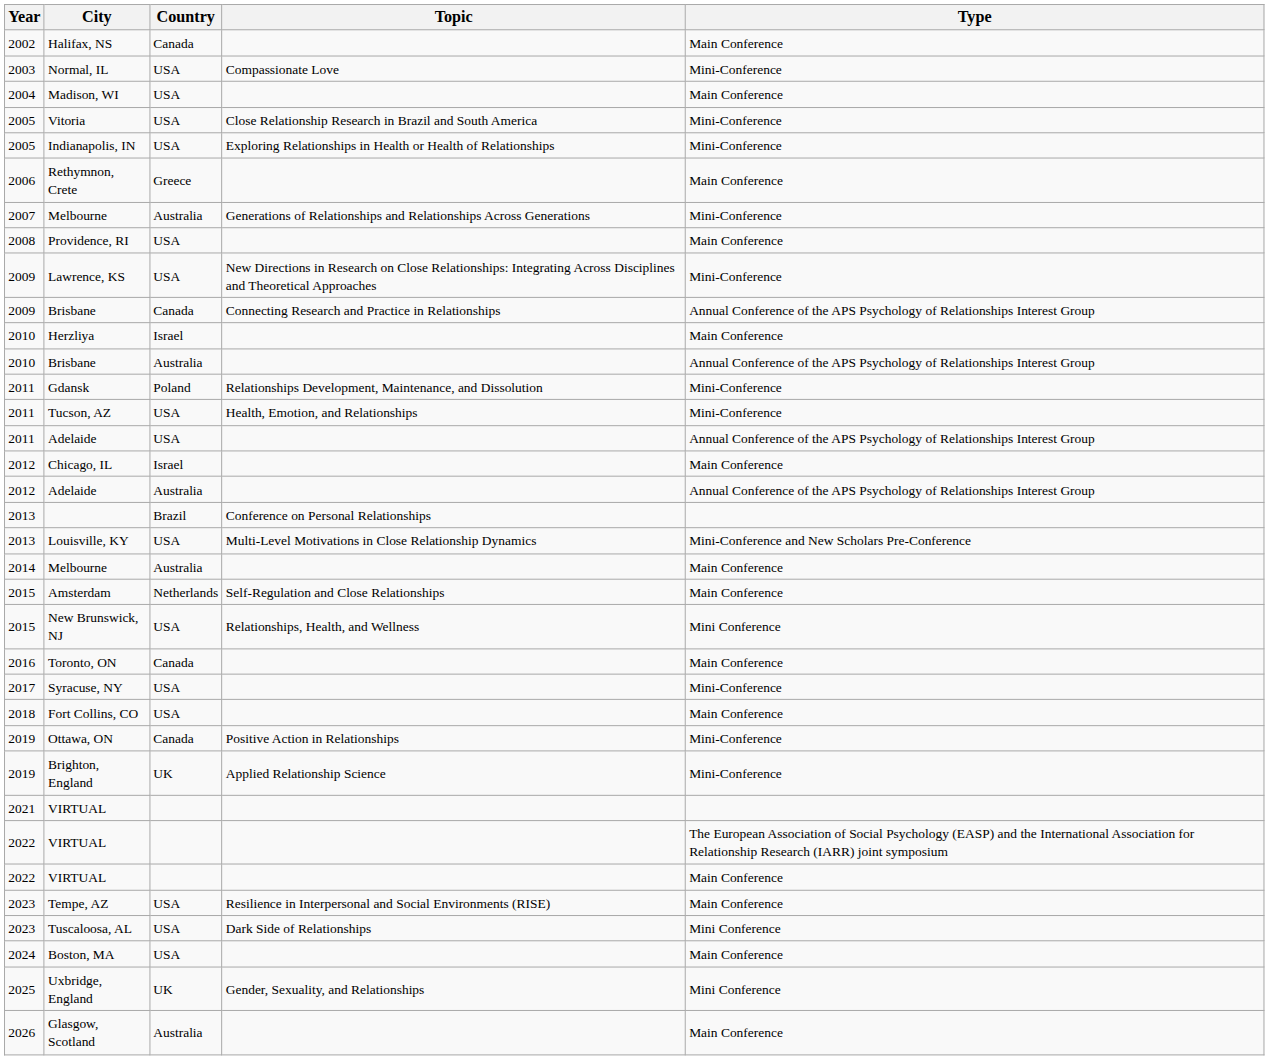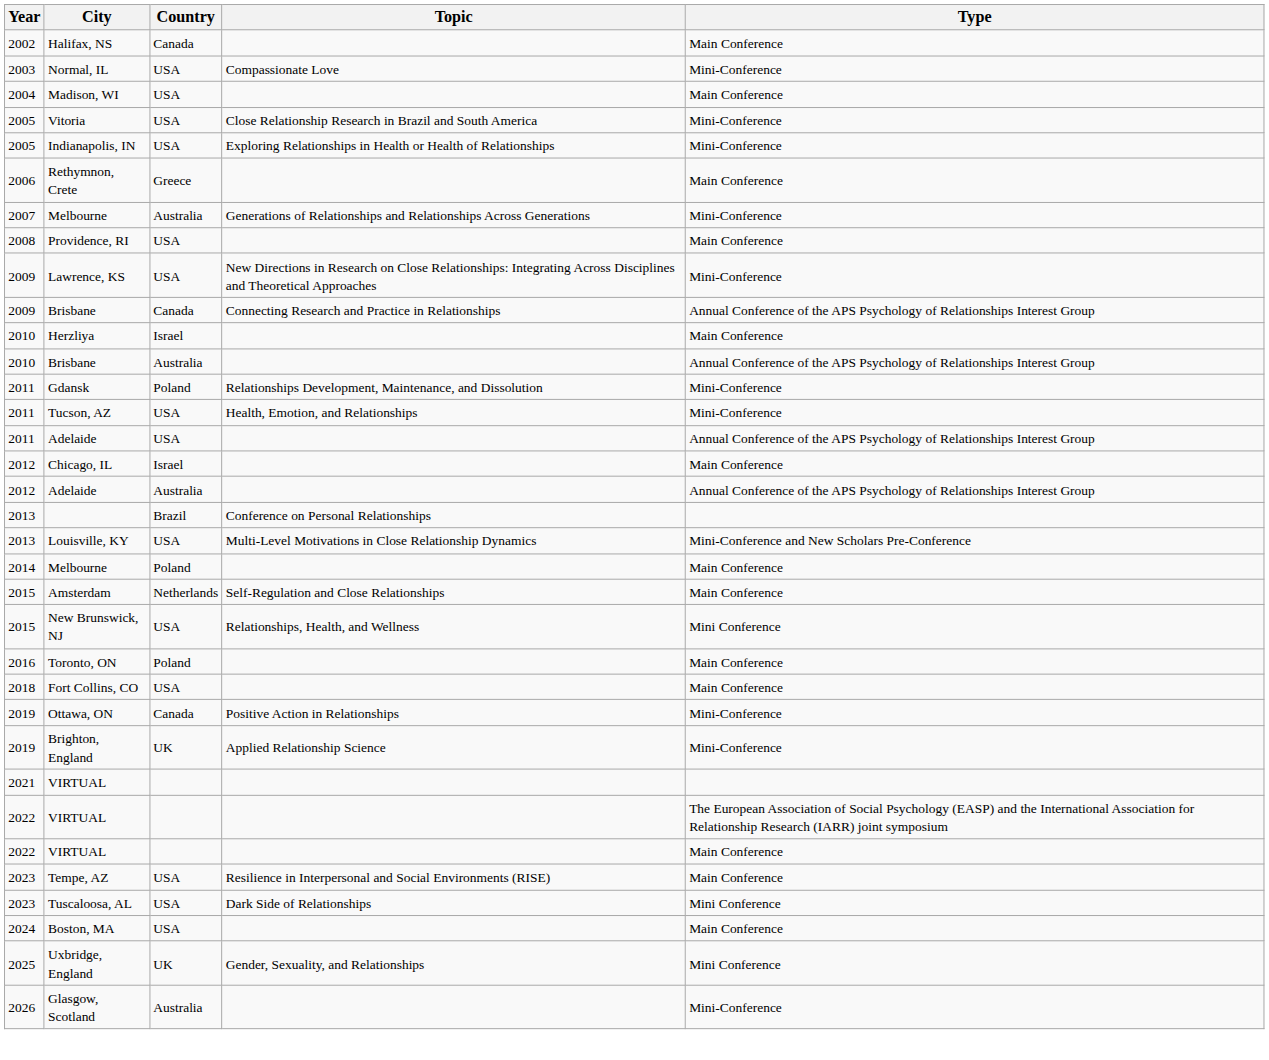(178, 567) Australia -> (172, 567) Poland
(173, 662) Canada -> (172, 662) Poland
- row: (22, 687)
(736, 1033) Main Conference -> (735, 1007) Mini-Conference
